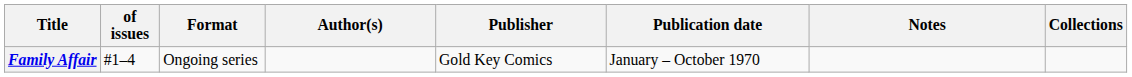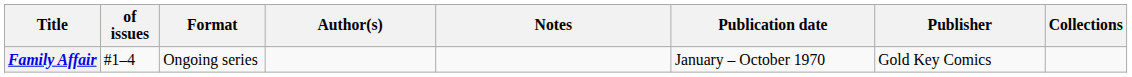columns swapped: (521, 25) <-> (927, 25)
